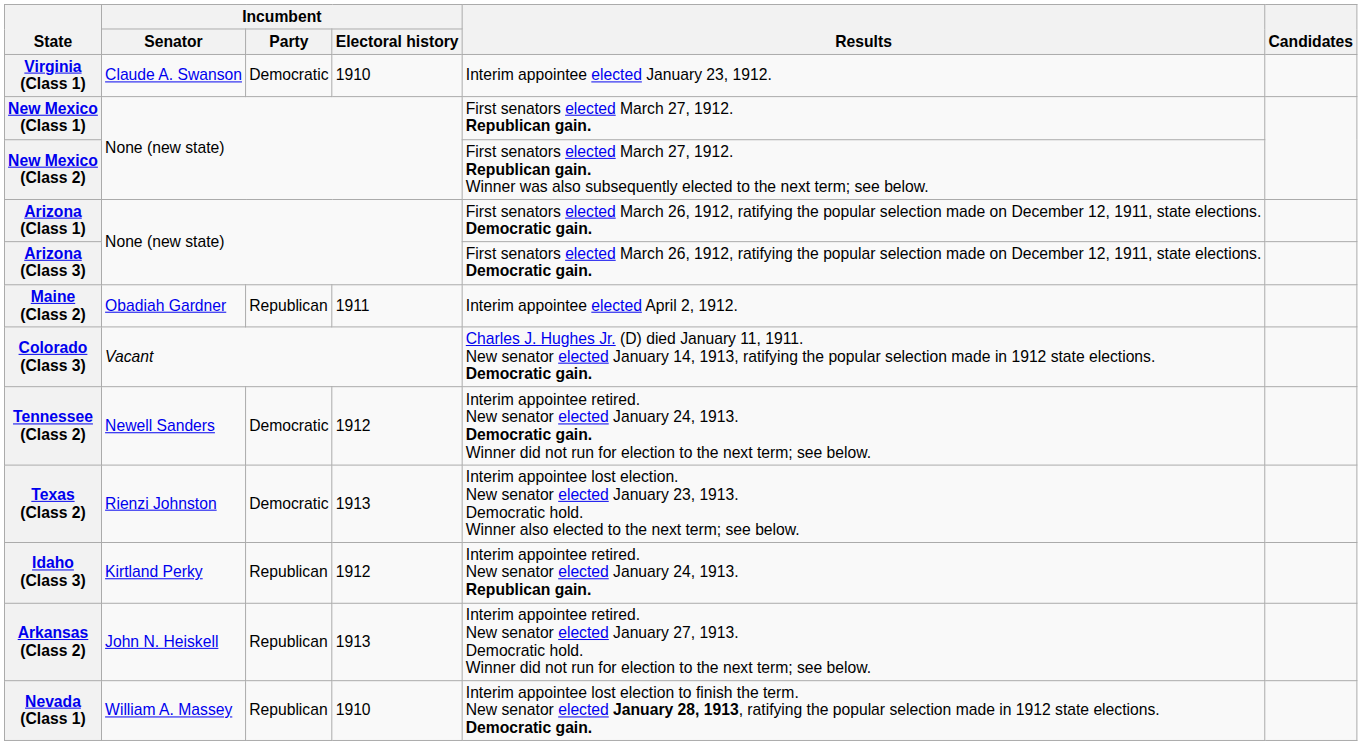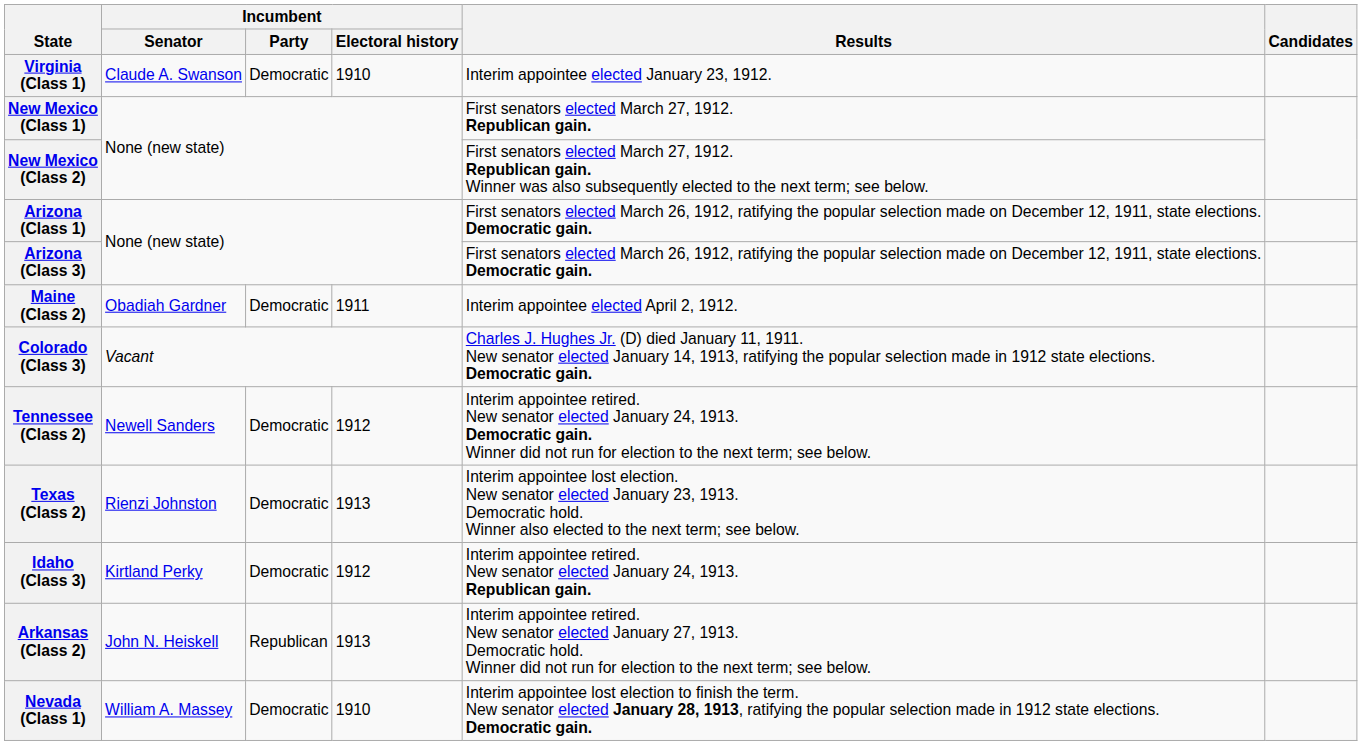(288, 305) Republican -> (289, 305) Democratic
(288, 572) Republican -> (289, 572) Democratic
(288, 710) Republican -> (289, 710) Democratic
